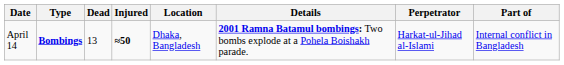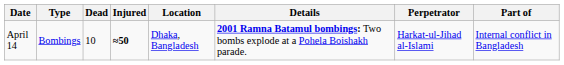(60, 40) bold -> (60, 40) normal
(92, 40) 13 -> (90, 40) 10
